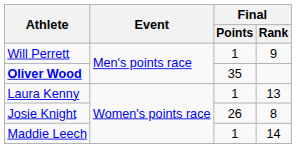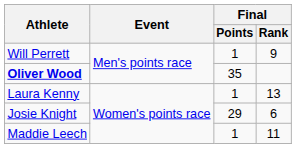(235, 114) 26 -> (235, 114) 29
(273, 114) 8 -> (273, 114) 6
(273, 134) 14 -> (273, 134) 11
